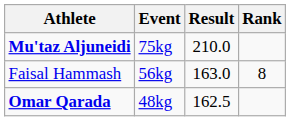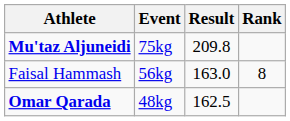(211, 46) 210.0 -> (211, 46) 209.8
